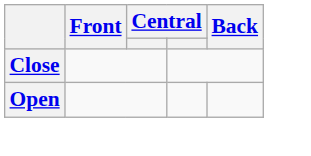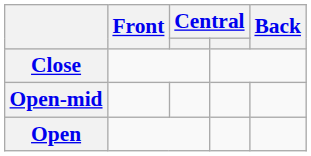+ row: (56, 99)
